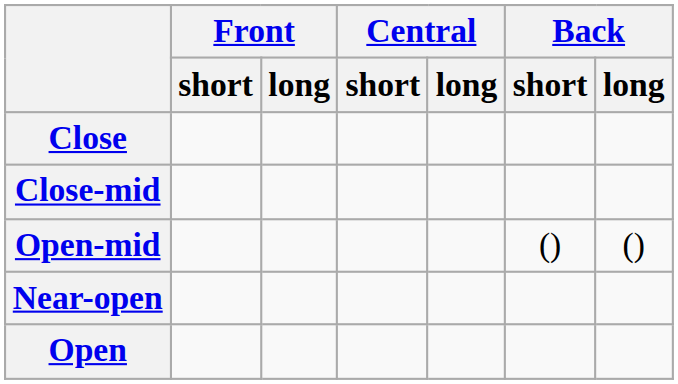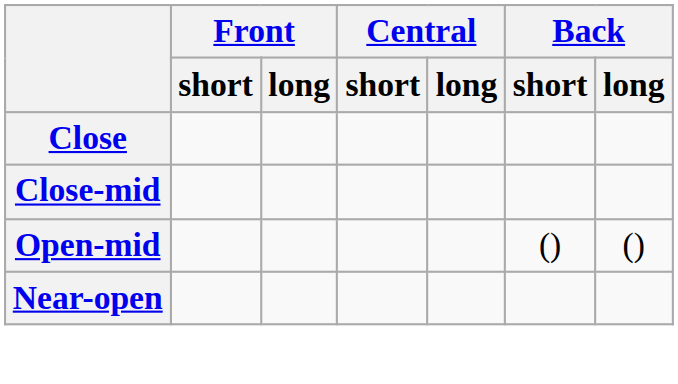- row: (88, 350)
